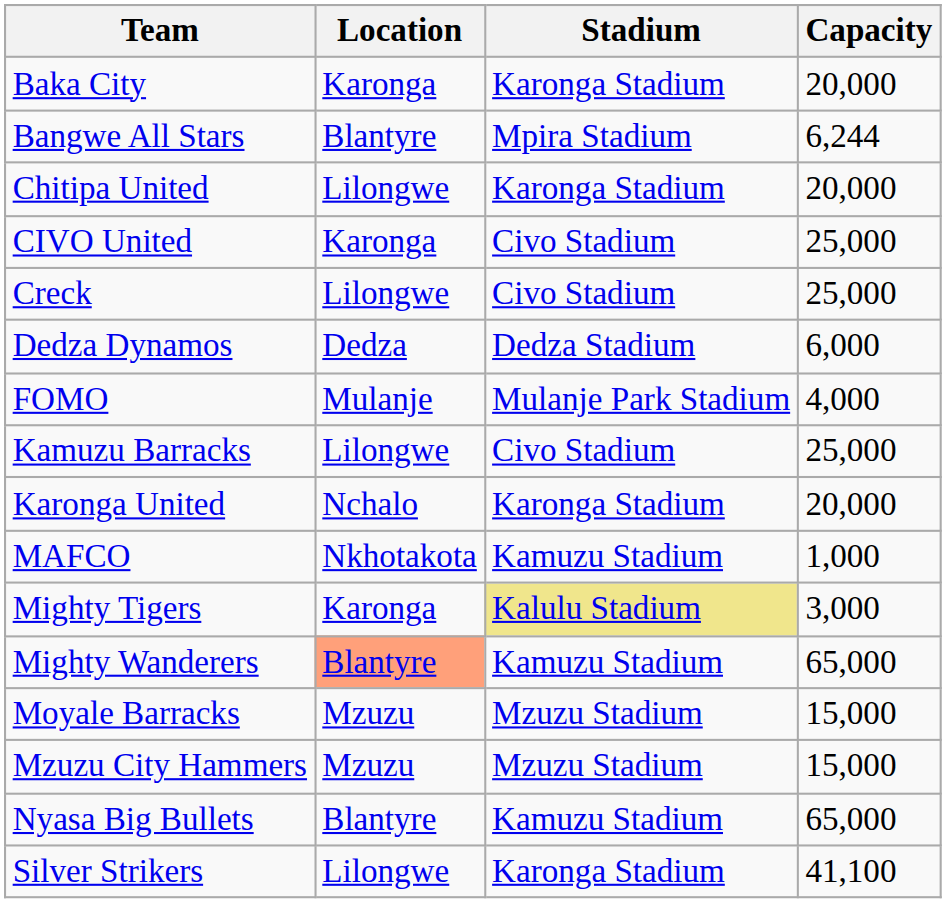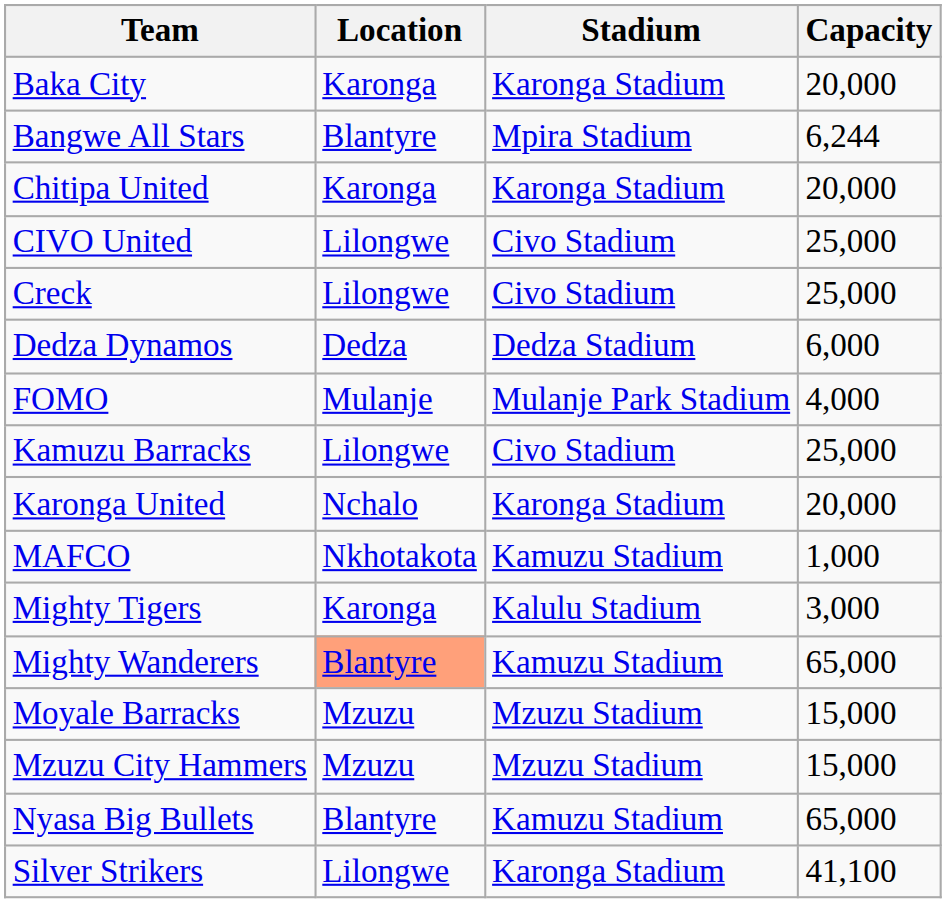(386, 188) Lilongwe -> (379, 188) Karonga
(379, 240) Karonga -> (386, 240) Lilongwe
(597, 608) khaki background -> (597, 608) no background
